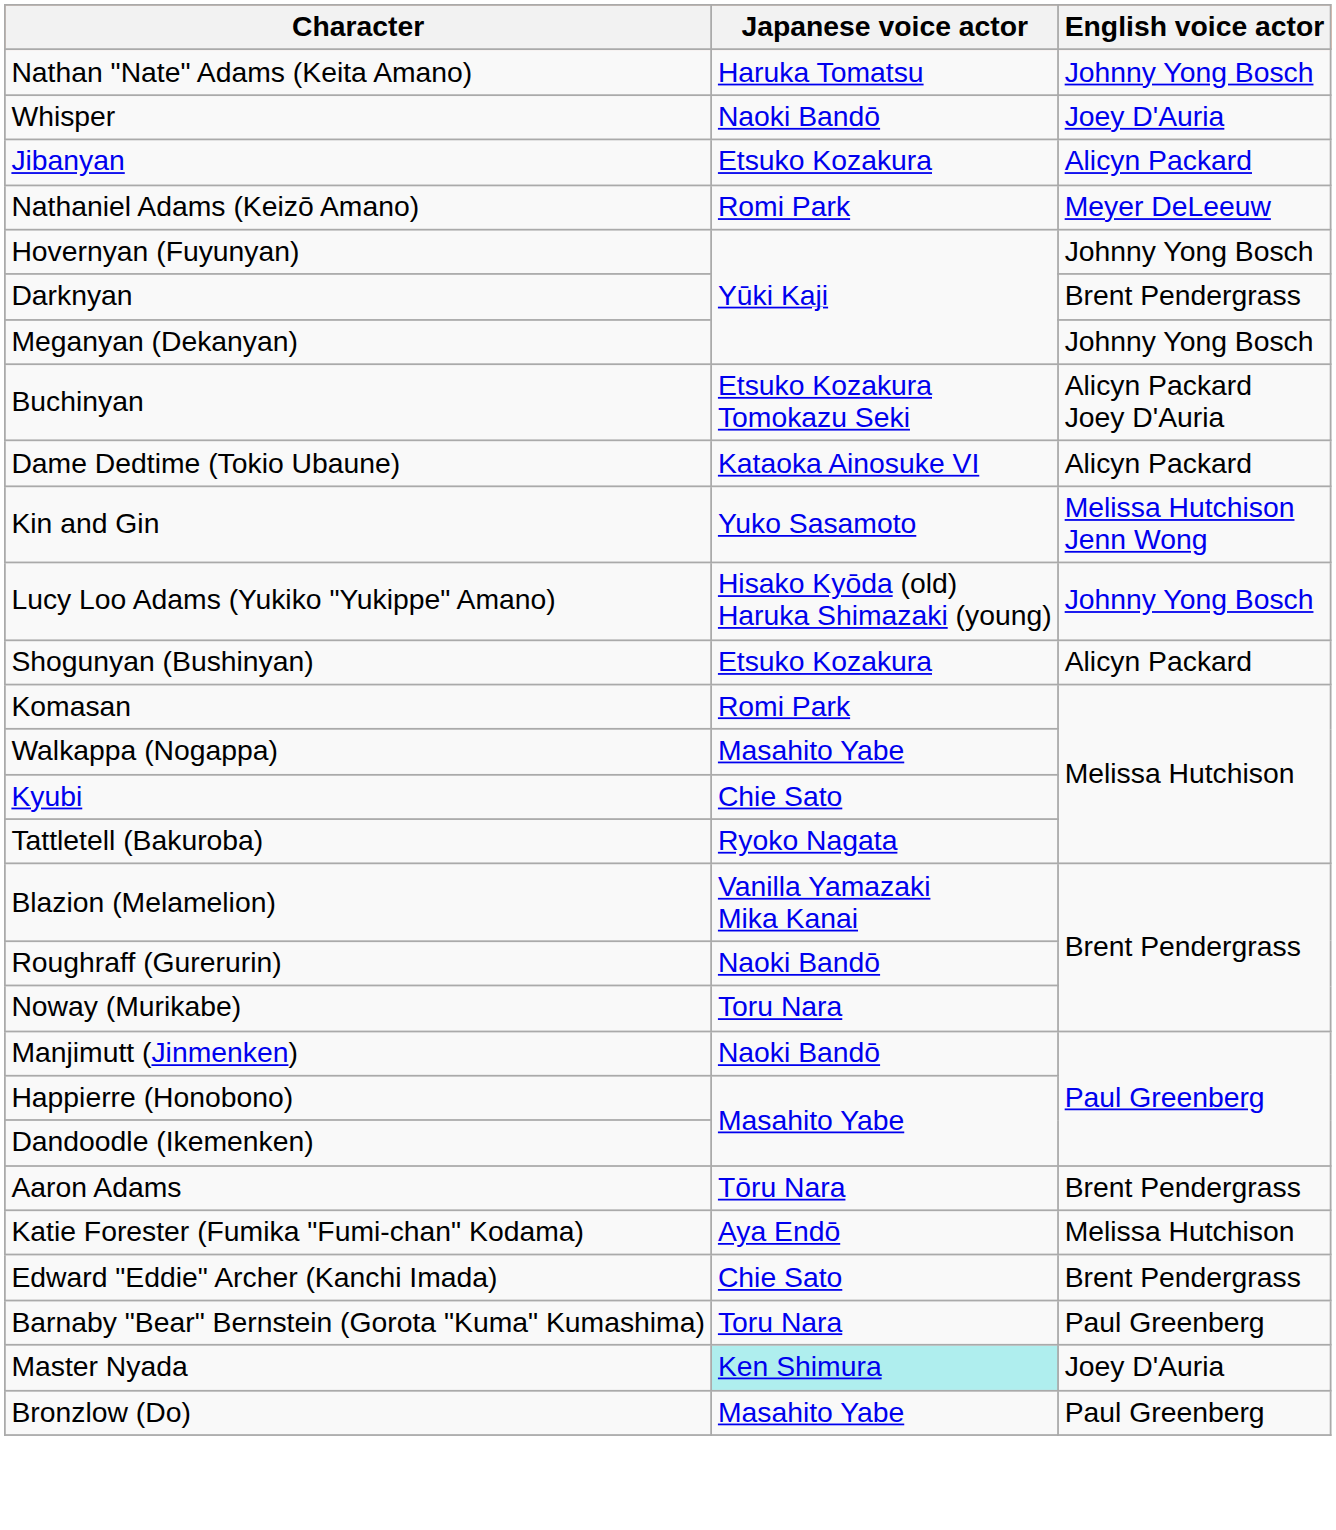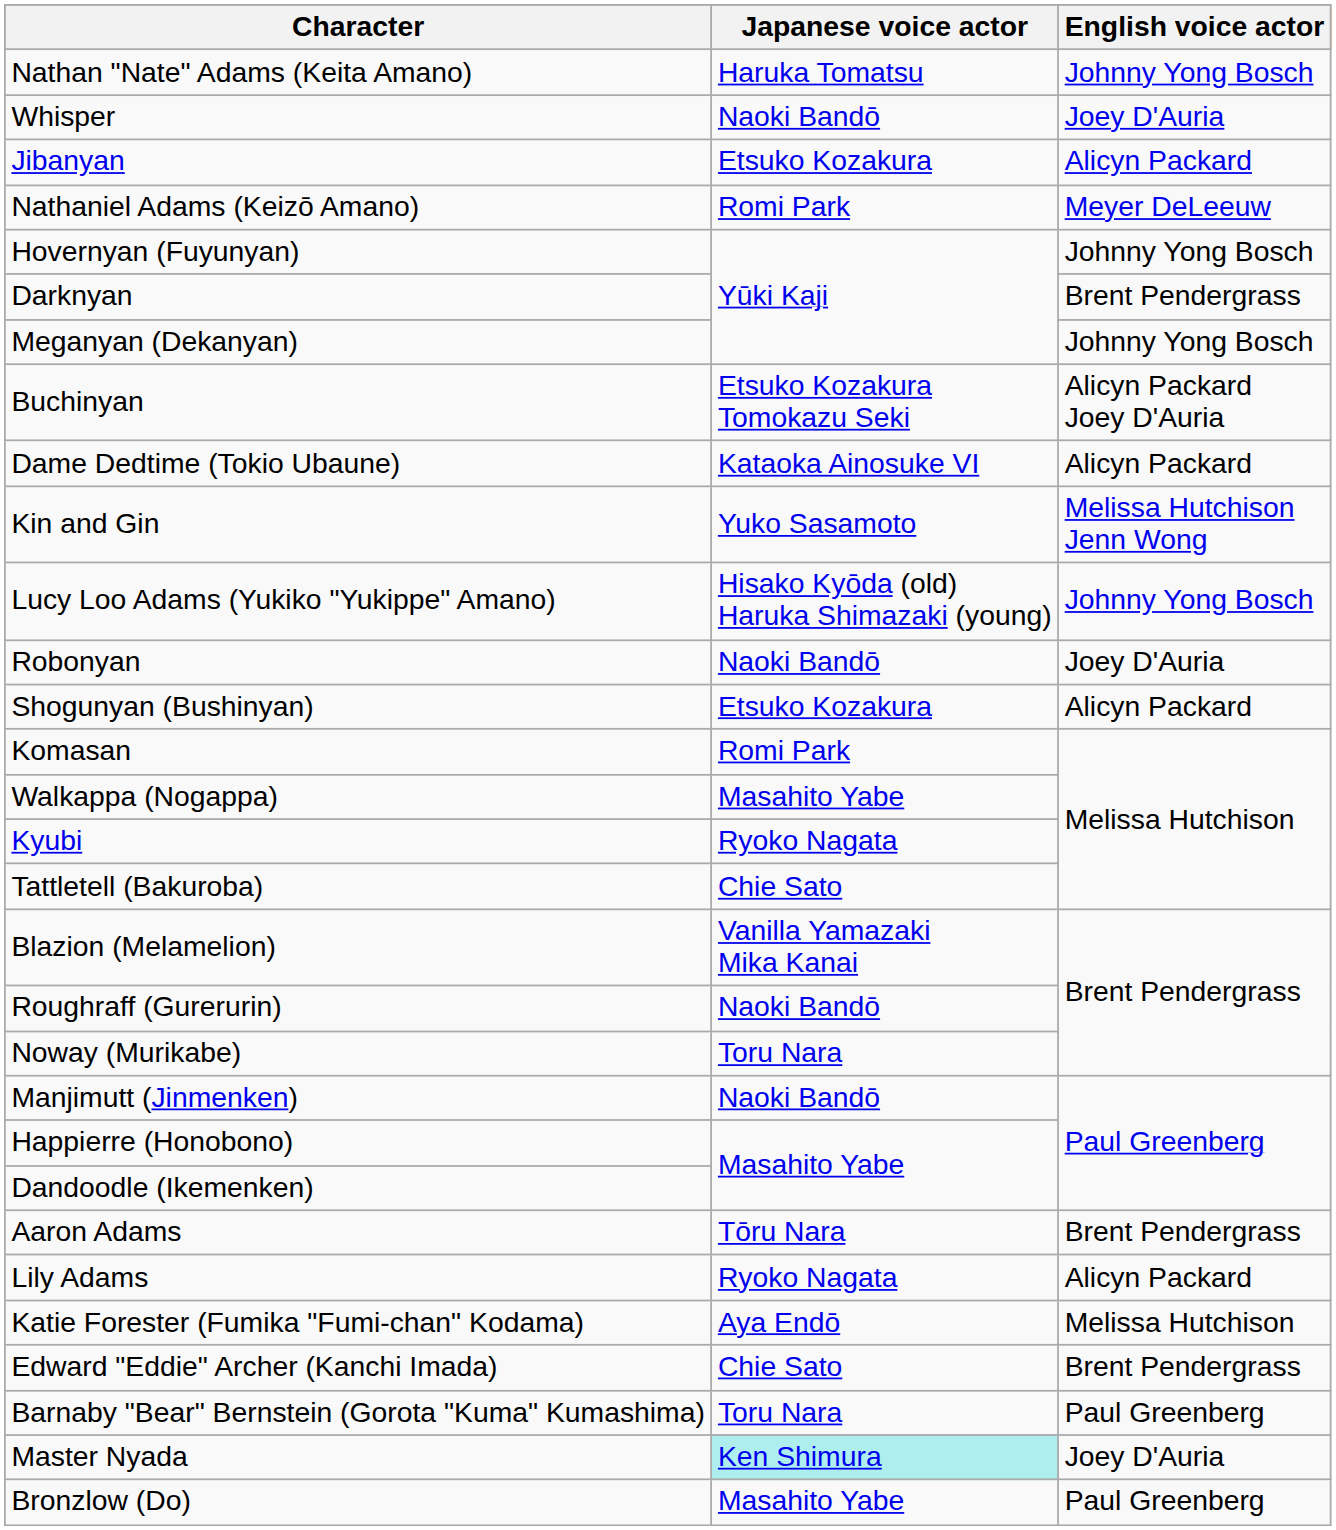+ row: (76, 661)
(780, 796) Chie Sato -> (808, 841) Ryoko Nagata
(808, 841) Ryoko Nagata -> (780, 886) Chie Sato
+ row: (80, 1277)
